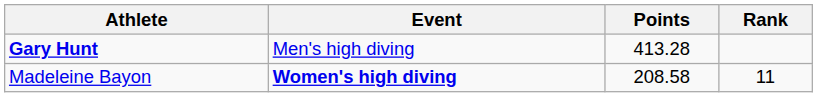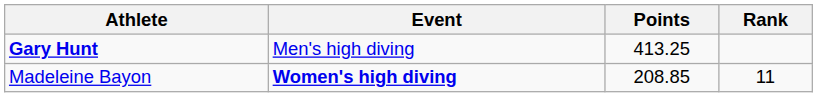(662, 49) 413.28 -> (662, 49) 413.25
(662, 78) 208.58 -> (662, 78) 208.85
